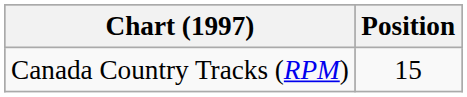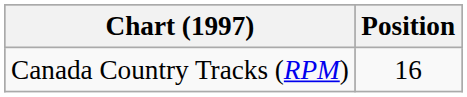(408, 69) 15 -> (408, 69) 16
